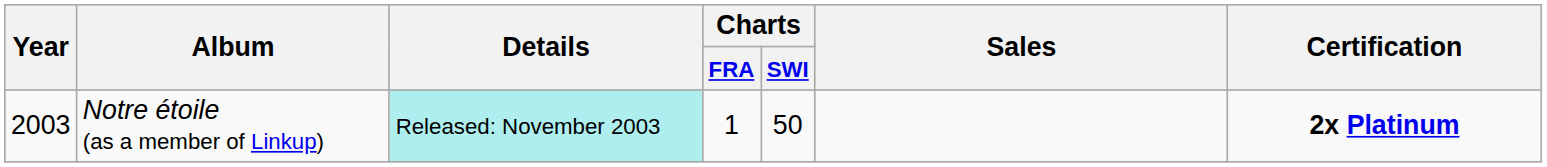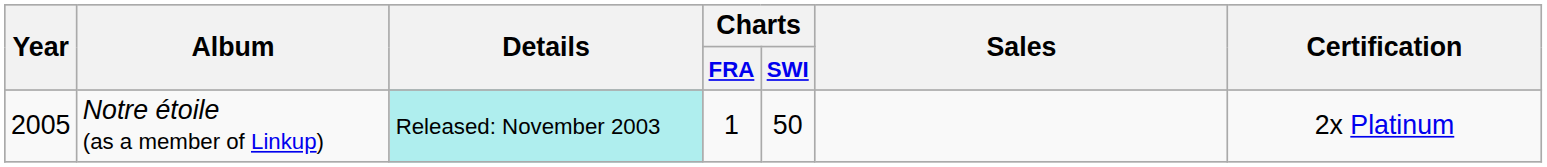(41, 125) 2003 -> (41, 125) 2005
(1384, 125) bold -> (1384, 125) normal
